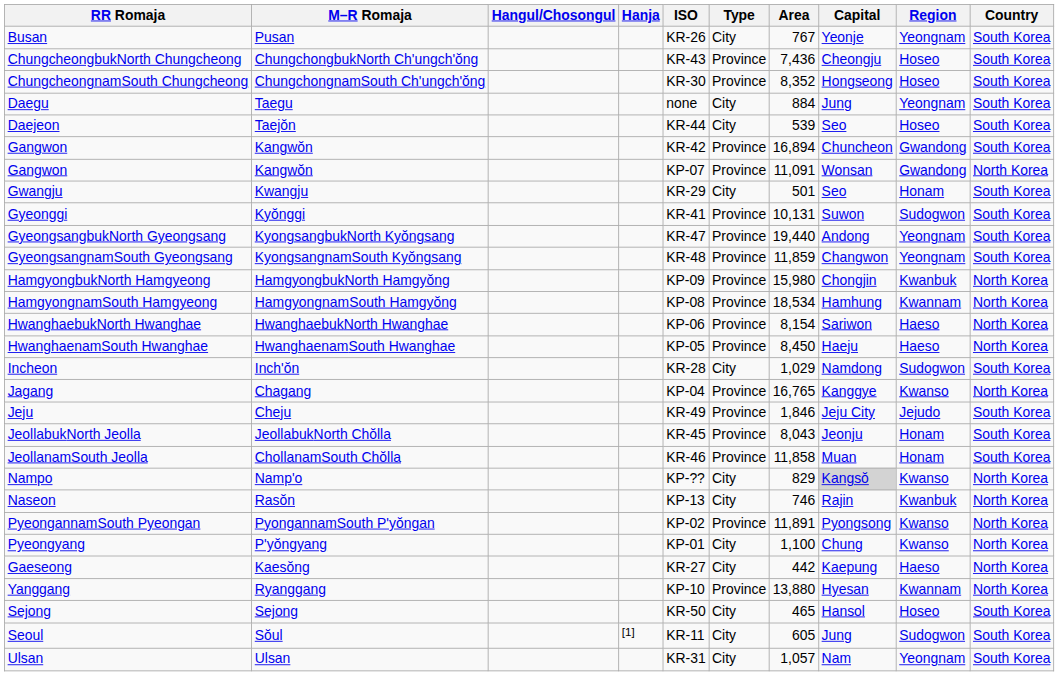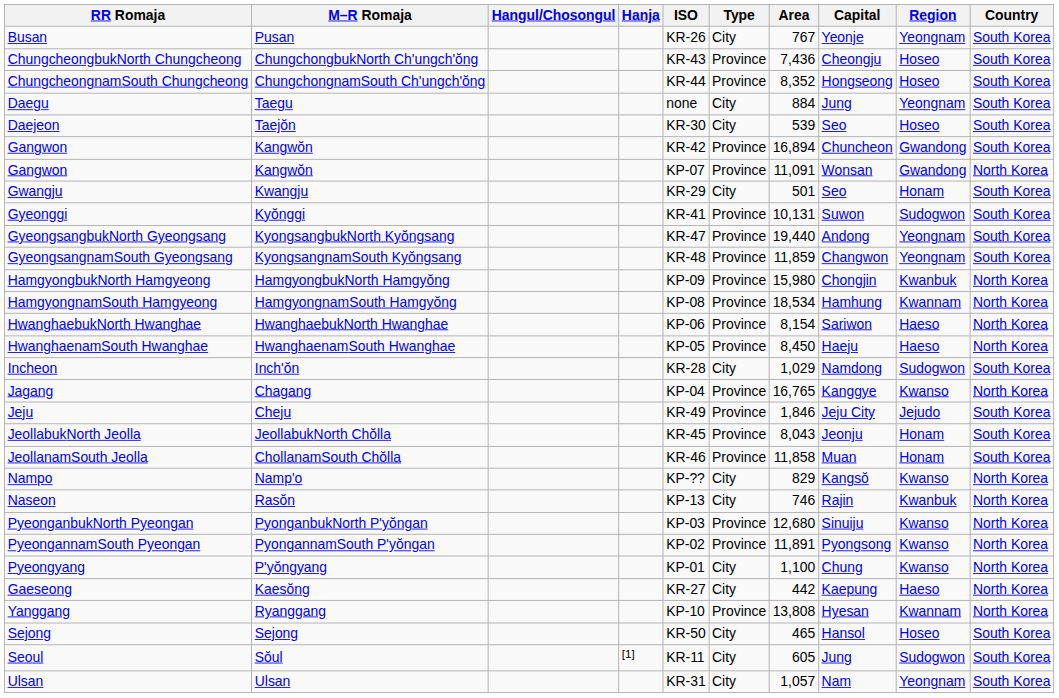(686, 81) KR-30 -> (686, 81) KR-44
(686, 125) KR-44 -> (686, 125) KR-30
(845, 479) lightgrey background -> (845, 479) no background
+ row: (101, 523)
(794, 589) 13,880 -> (794, 611) 13,808
